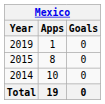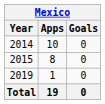rows swapped: (21, 76) <-> (21, 44)
